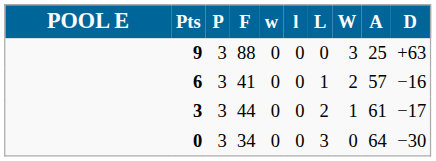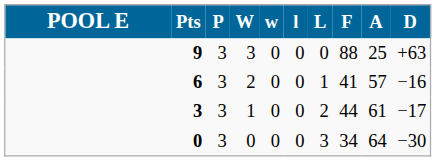columns swapped: (347, 21) <-> (245, 21)
